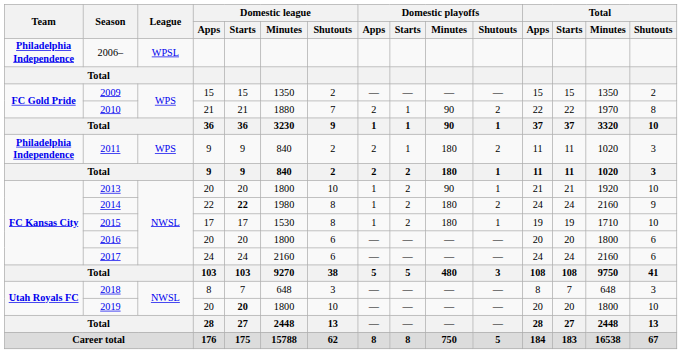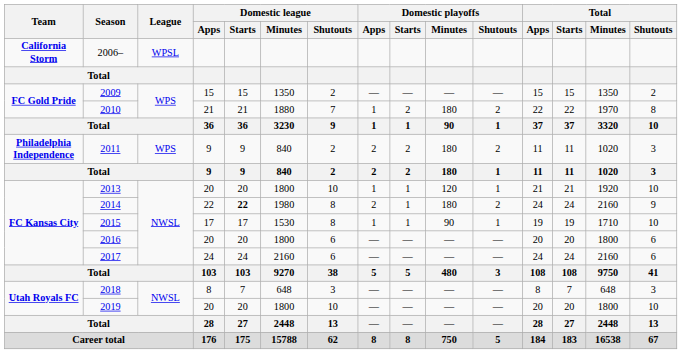(44, 53) Philadelphia Independence -> (44, 53) California Storm
(374, 109) 2 -> (374, 109) 1
(408, 109) 1 -> (408, 109) 2
(449, 109) 90 -> (449, 109) 180
(408, 149) 1 -> (408, 149) 2
(408, 189) 2 -> (408, 189) 1
(449, 189) 90 -> (449, 189) 120
(374, 206) 1 -> (374, 206) 2
(408, 206) 2 -> (408, 206) 1
(408, 222) 2 -> (408, 222) 1
(449, 222) 180 -> (449, 222) 90
(243, 307) bold -> (243, 307) normal
